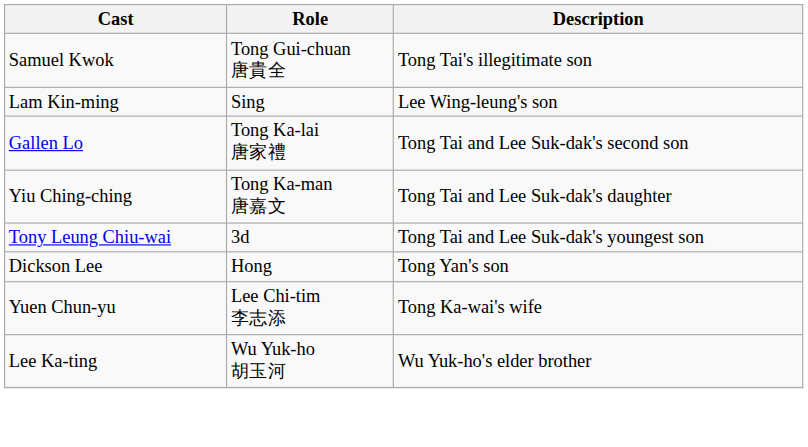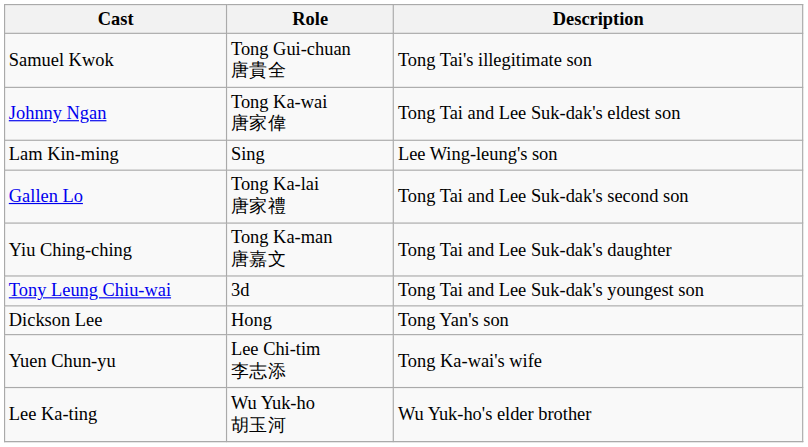+ row: (58, 113)
